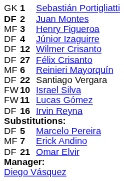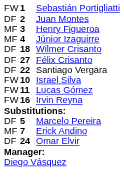(11, 8) GK -> (11, 8) FW
(10, 18) bold -> (10, 18) normal
(10, 39) DF -> (11, 39) MF
(25, 49) 12 -> (25, 49) 18
- row: (75, 70)
(10, 111) DF -> (11, 100) FW
(25, 151) 21 -> (25, 141) 24
